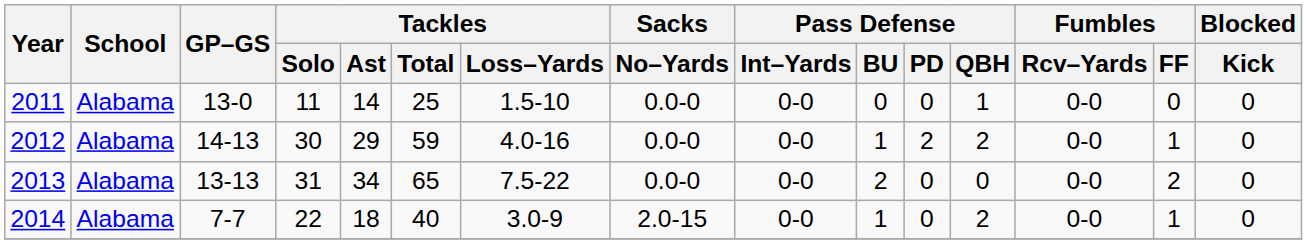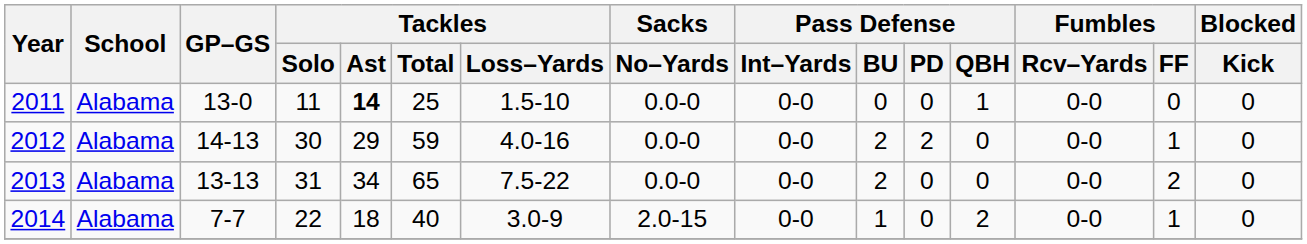(366, 102) normal -> (366, 102) bold
(881, 141) 1 -> (881, 141) 2
(983, 141) 2 -> (983, 141) 0
